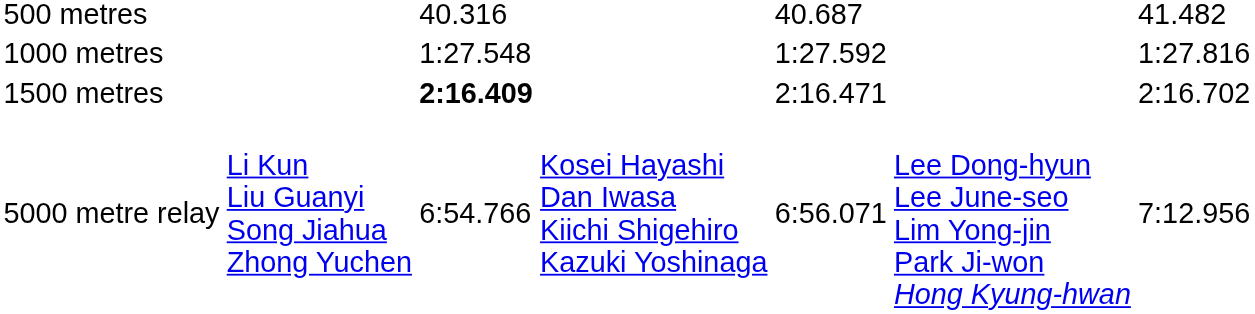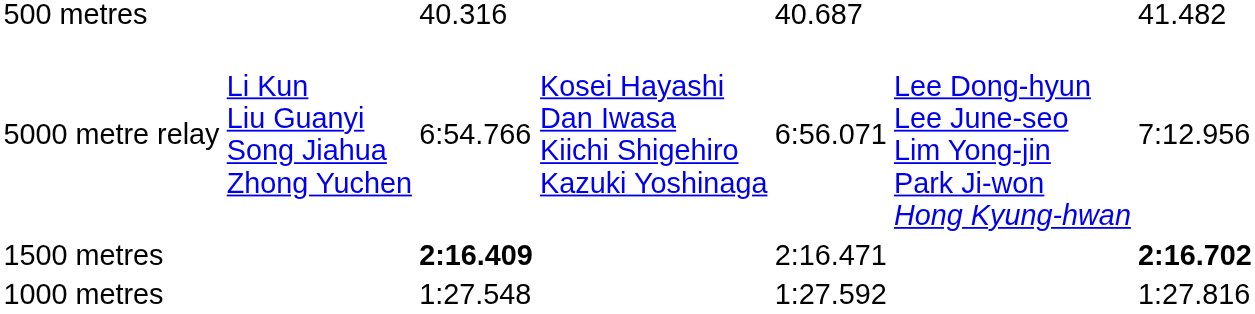rows swapped: (83, 53) <-> (111, 213)
(1194, 93) normal -> (1195, 255) bold
